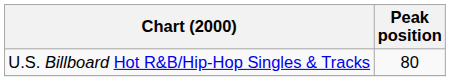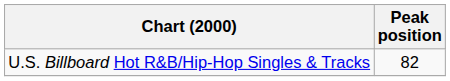(410, 62) 80 -> (410, 62) 82
